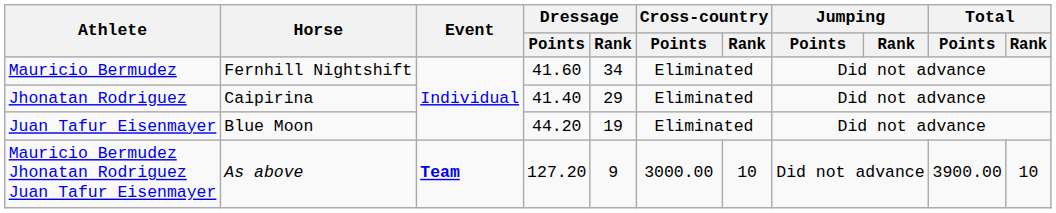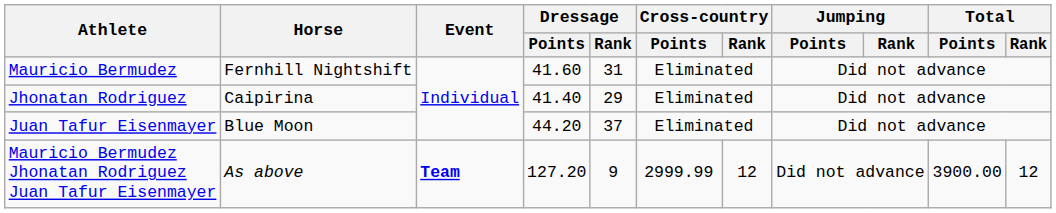(613, 71) 34 -> (613, 71) 31
(613, 126) 19 -> (613, 126) 37
(679, 173) 3000.00 -> (679, 173) 2999.99
(747, 173) 10 -> (747, 173) 12
(1028, 173) 10 -> (1028, 173) 12
